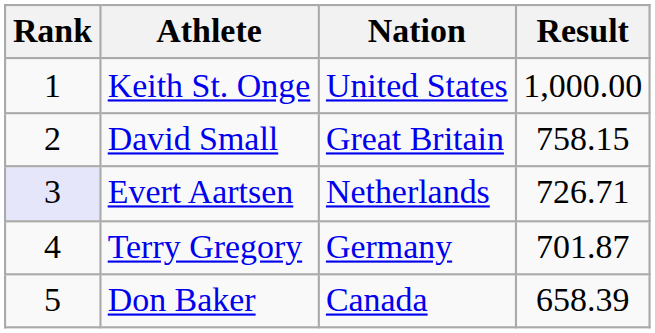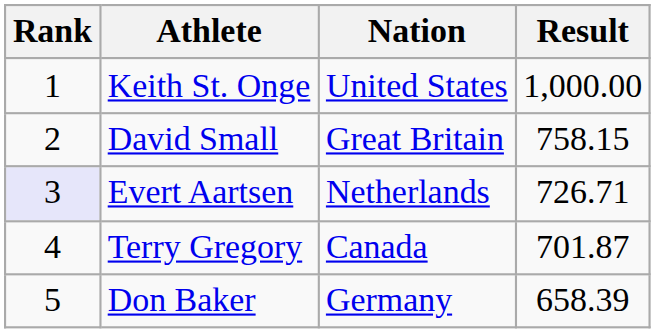(389, 246) Germany -> (377, 246) Canada
(377, 300) Canada -> (389, 300) Germany
